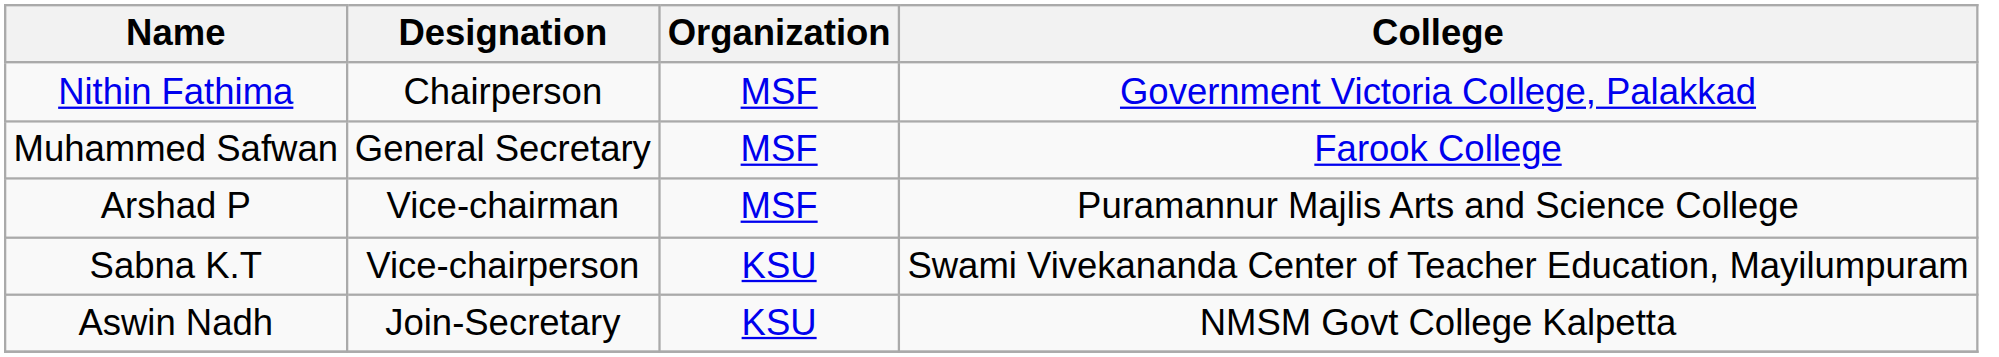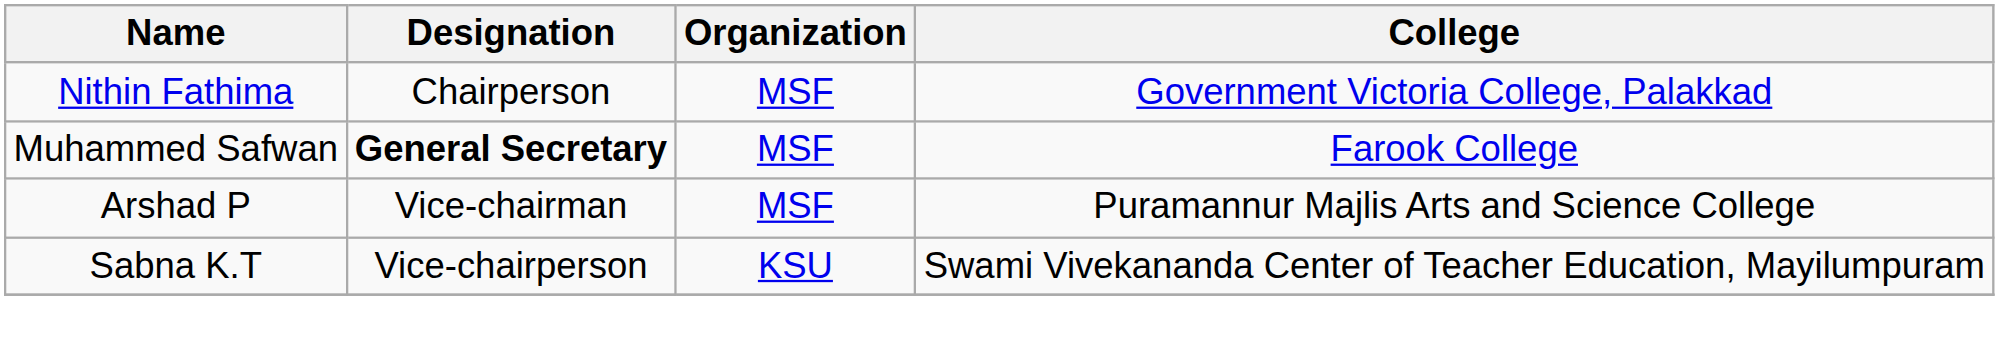(503, 149) normal -> (511, 149) bold
- row: (176, 322)
